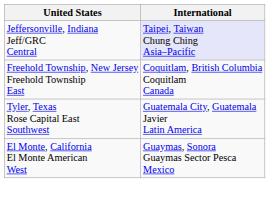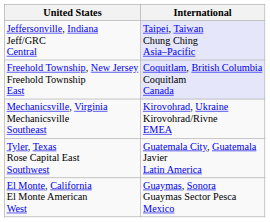(203, 79) no background -> (203, 79) lavender background
+ row: (57, 118)
